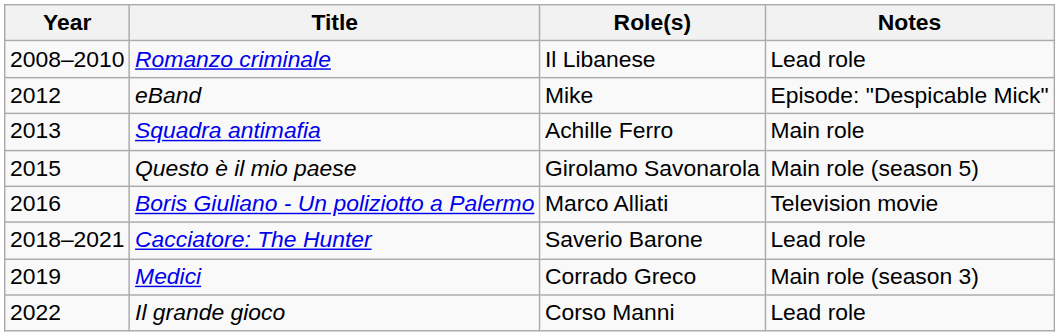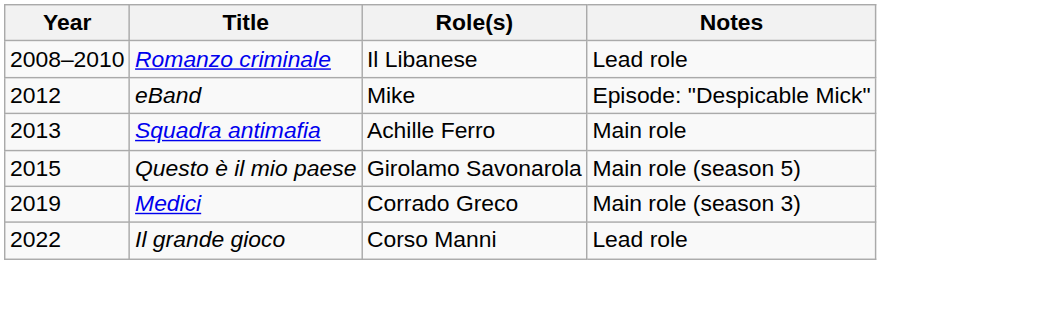- row: (335, 204)
- row: (253, 240)
